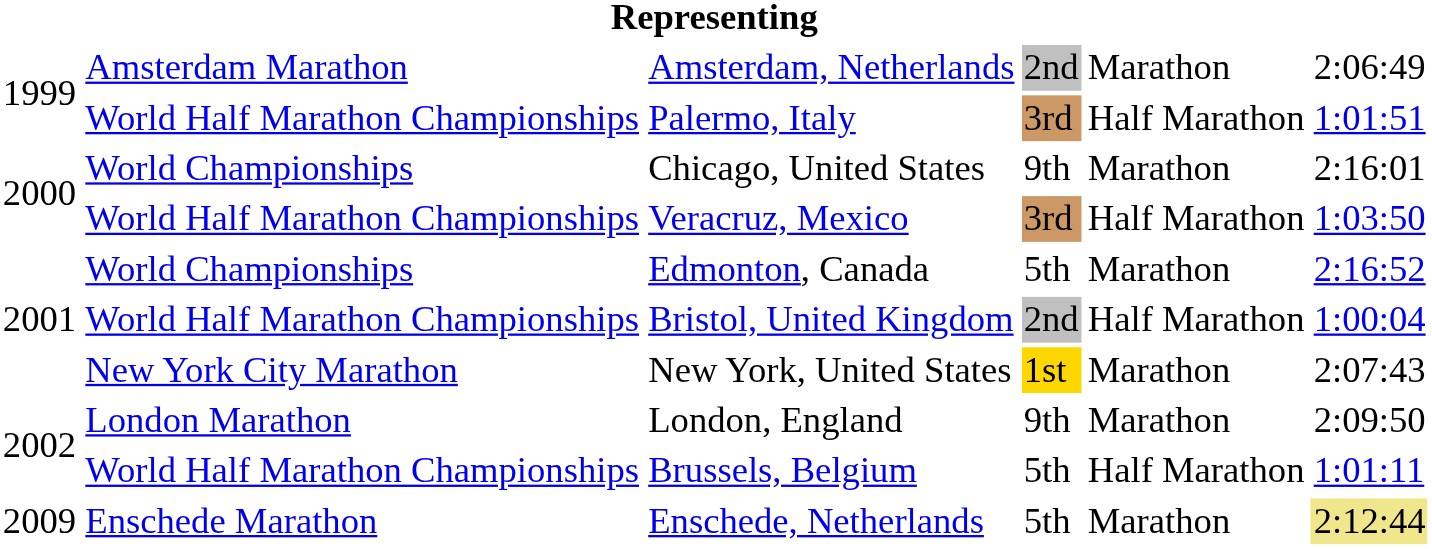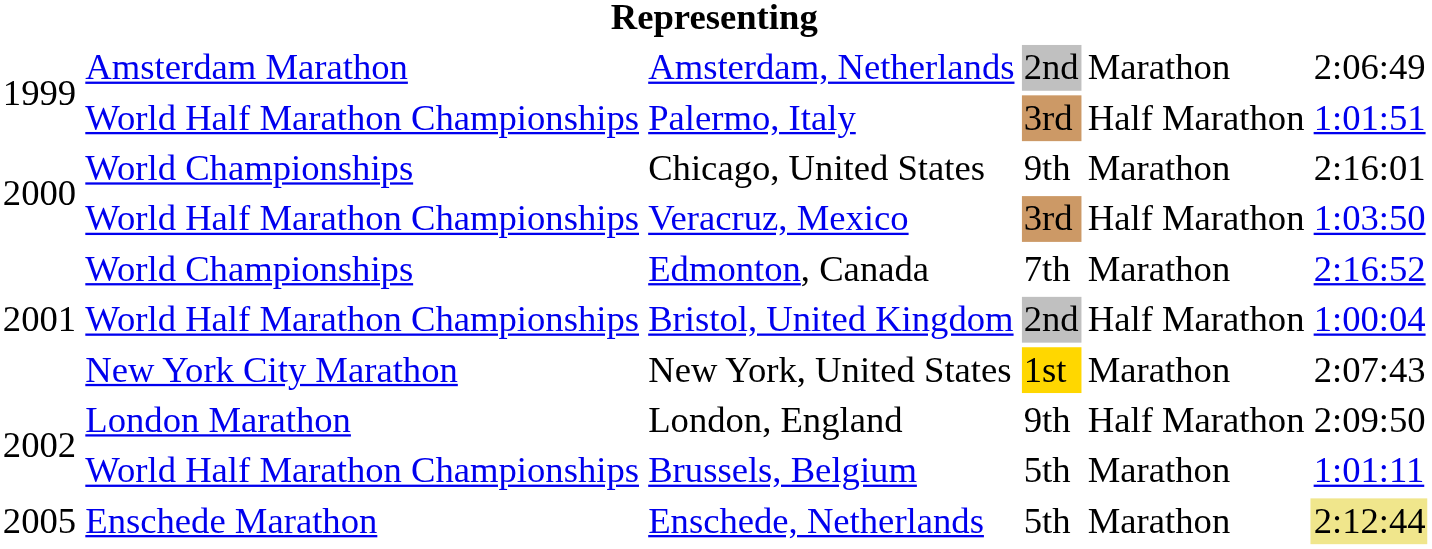(1047, 268) 5th -> (1047, 268) 7th
(1159, 419) Marathon -> (1196, 419) Half Marathon
(1196, 470) Half Marathon -> (1159, 470) Marathon
(40, 520) 2009 -> (40, 520) 2005
